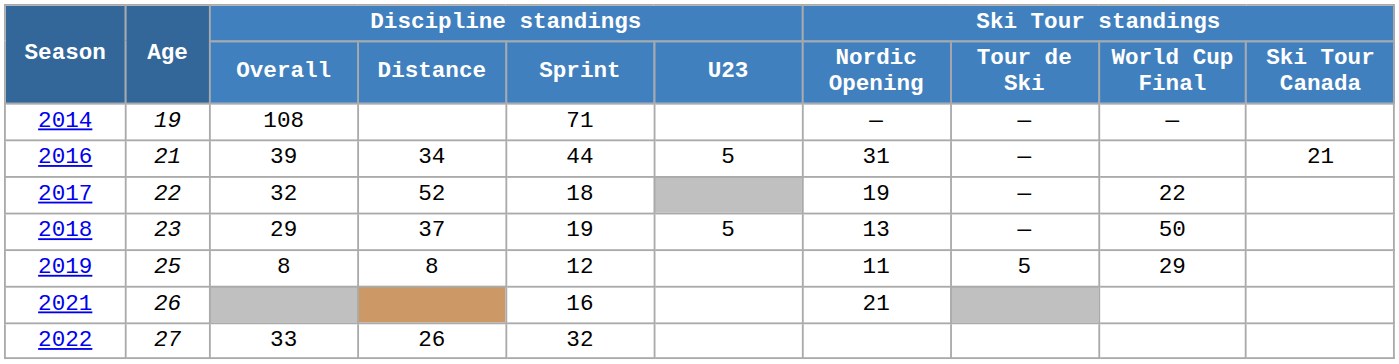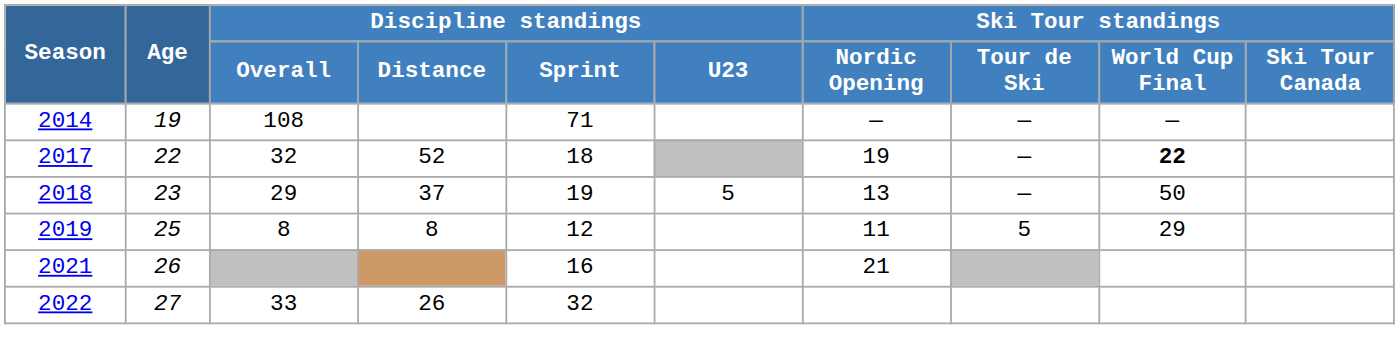- row: (65, 159)
(1172, 195) normal -> (1172, 159) bold
